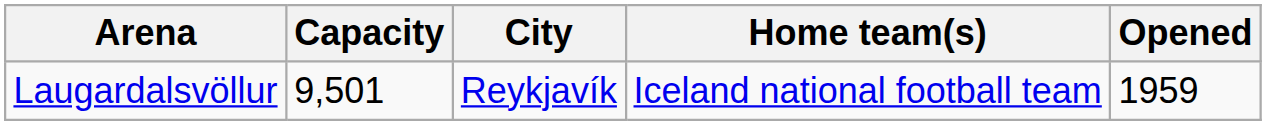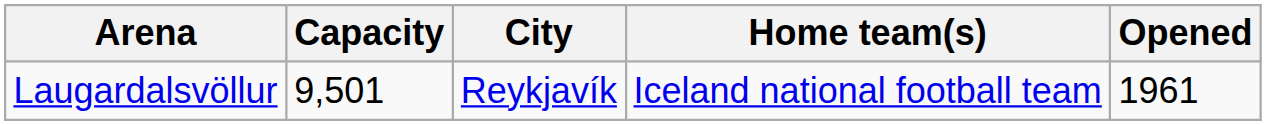(1158, 90) 1959 -> (1158, 90) 1961
